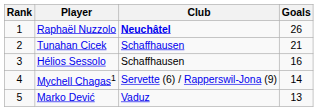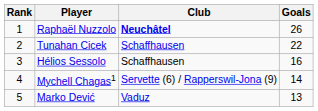(296, 45) 21 -> (296, 45) 22
